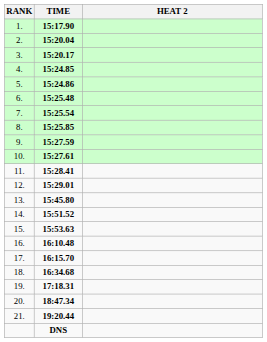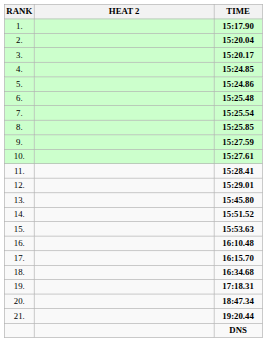columns swapped: (172, 12) <-> (58, 12)
